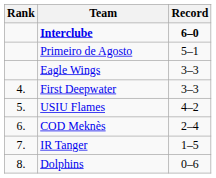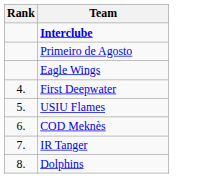- column: (190, 13)
